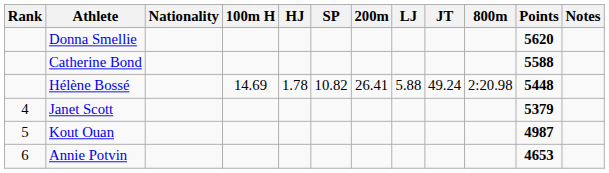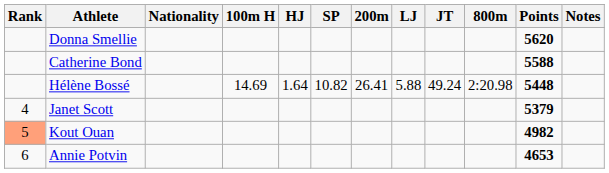(295, 86) 1.78 -> (295, 86) 1.64
(25, 132) no background -> (25, 132) lightsalmon background
(539, 132) 4987 -> (539, 132) 4982
